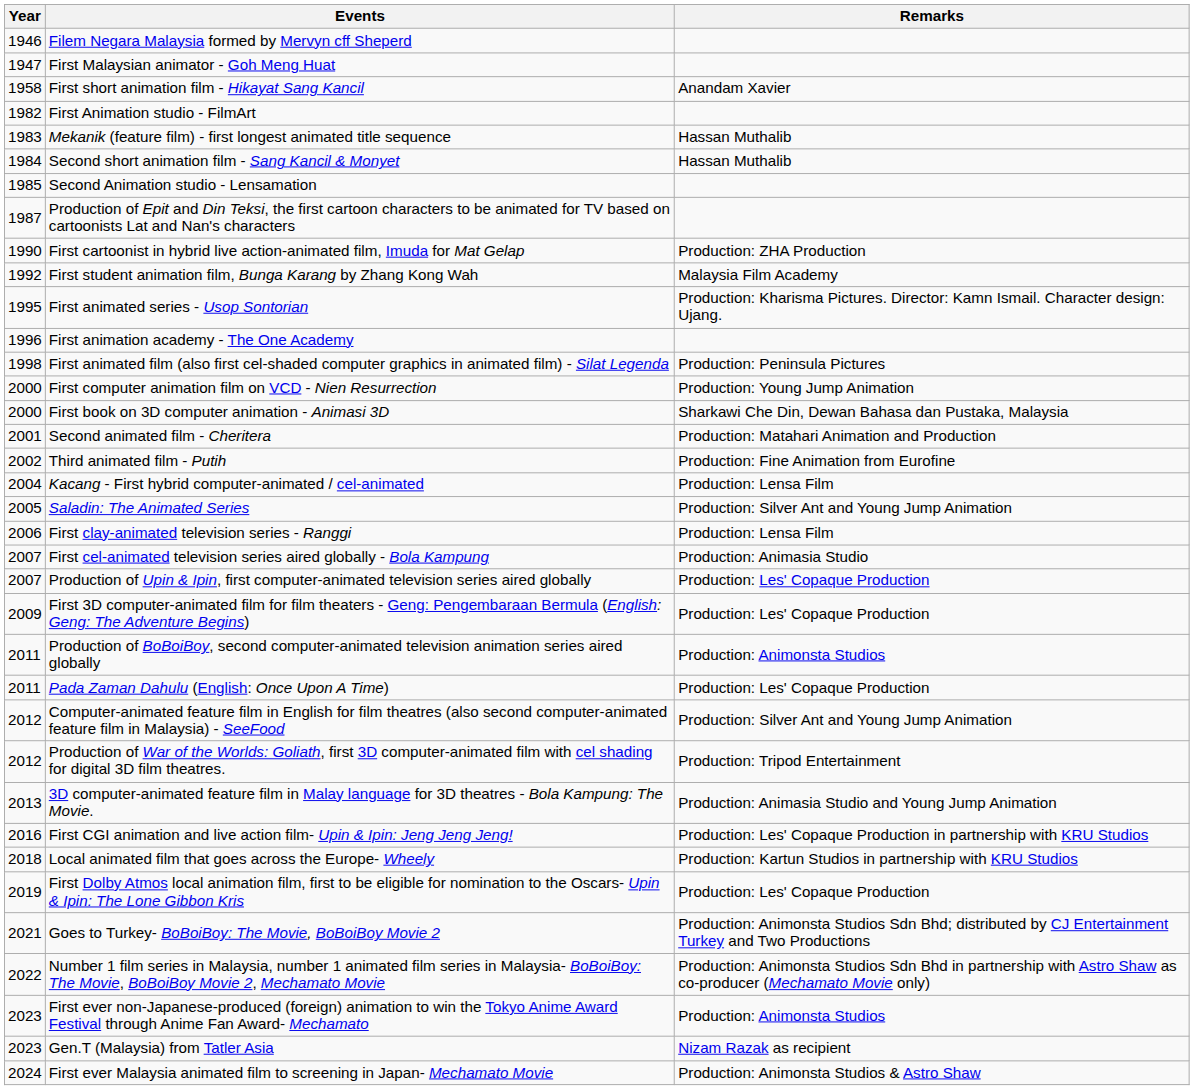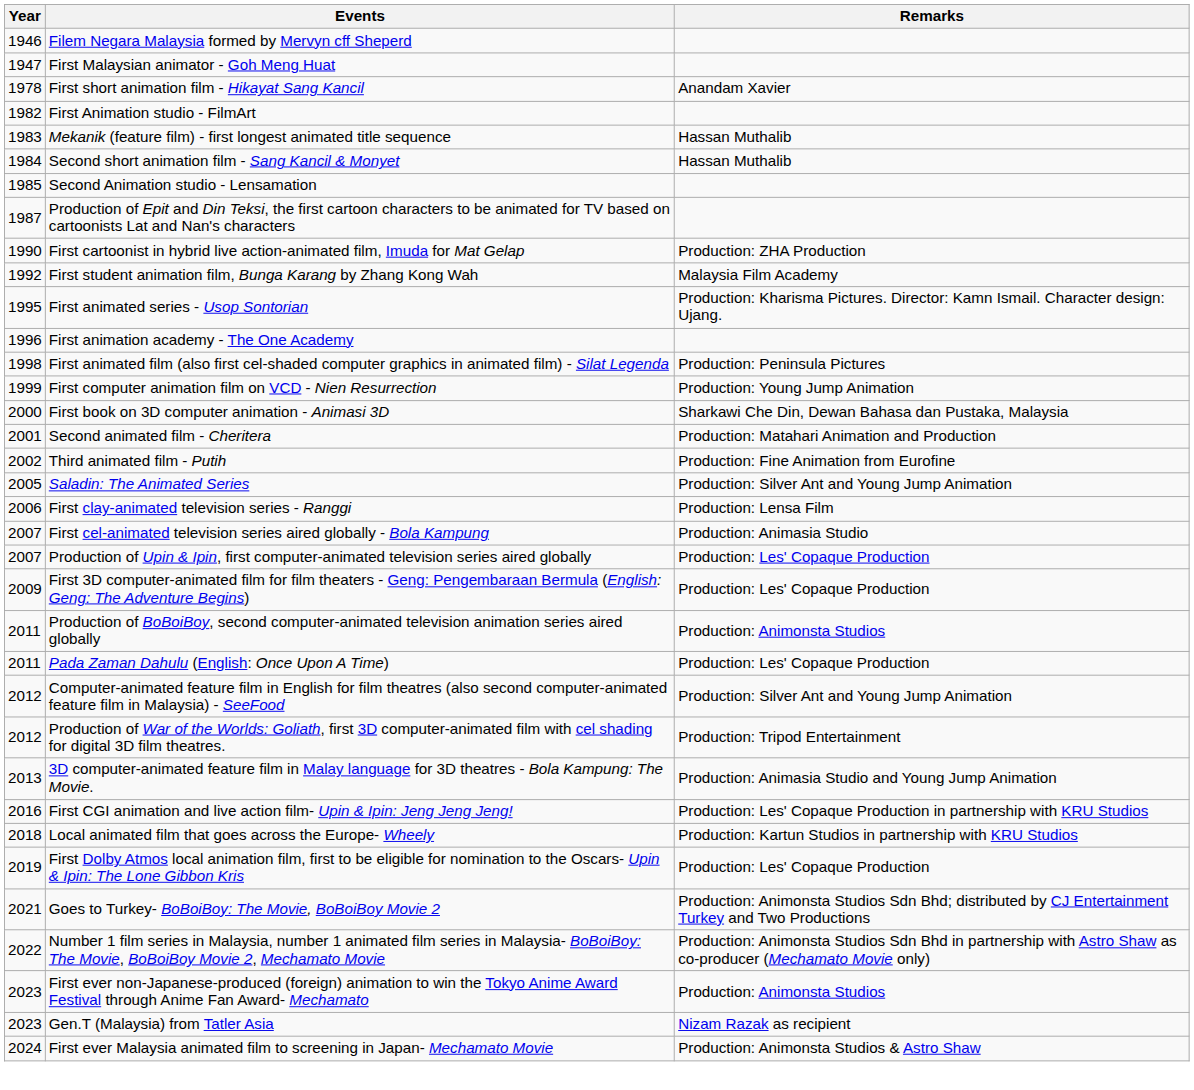(25, 88) 1958 -> (25, 88) 1978
(25, 388) 2000 -> (25, 388) 1999
- row: (236, 484)
